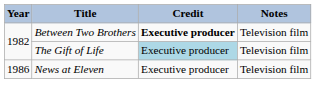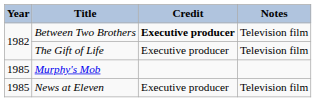(185, 51) lightblue background -> (185, 51) no background
+ row: (68, 69)
(18, 69) 1986 -> (18, 88) 1985
